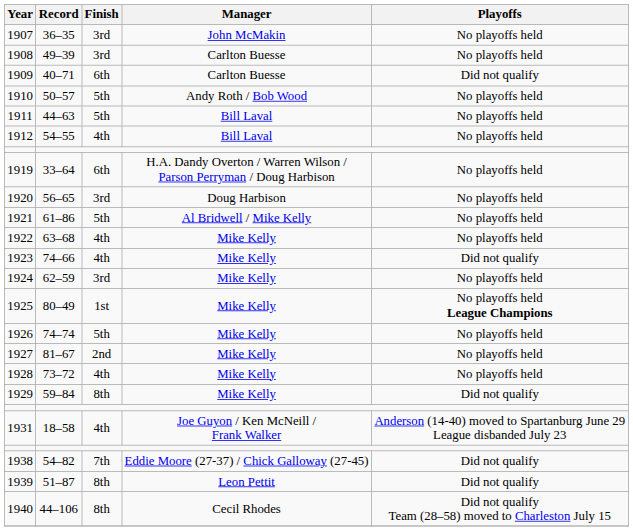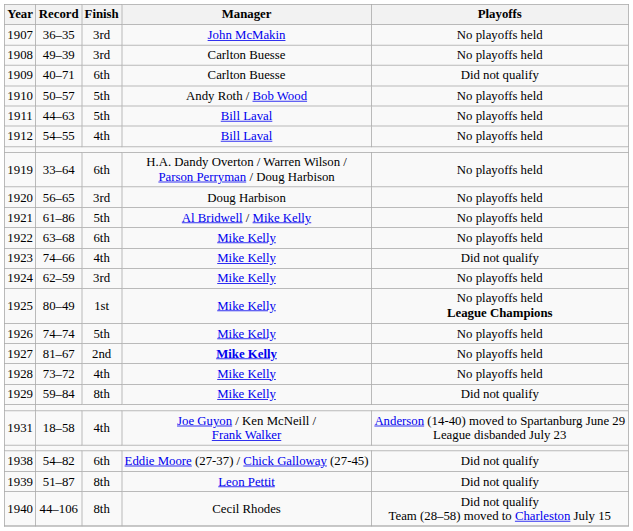(102, 237) 4th -> (102, 237) 6th
(247, 353) normal -> (247, 353) bold
(102, 461) 7th -> (102, 461) 6th
